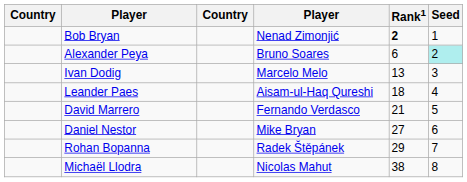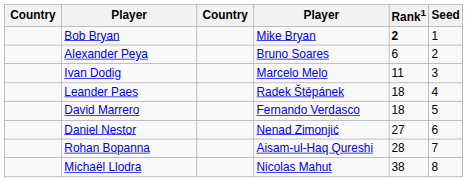(298, 35) Nenad Zimonjić -> (286, 35) Mike Bryan
(435, 54) paleturquoise background -> (435, 54) no background
(398, 73) 13 -> (398, 73) 11
(315, 92) Aisam-ul-Haq Qureshi -> (300, 92) Radek Štěpánek
(398, 110) 21 -> (398, 110) 18
(286, 129) Mike Bryan -> (298, 129) Nenad Zimonjić
(300, 148) Radek Štěpánek -> (315, 148) Aisam-ul-Haq Qureshi
(398, 148) 29 -> (398, 148) 28
